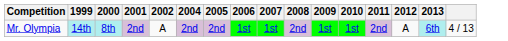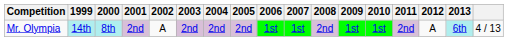+ column: (190, 12)
